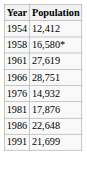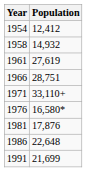(49, 45) 16,580* -> (46, 45) 14,932
+ row: (17, 93)
(46, 93) 14,932 -> (49, 110) 16,580*
